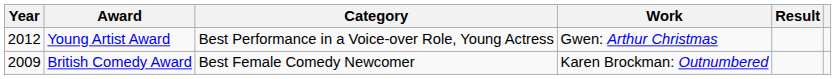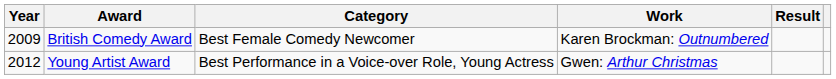rows swapped: (120, 62) <-> (109, 39)
